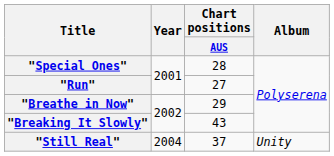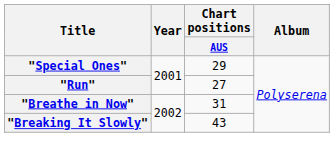(219, 66) 28 -> (219, 66) 29
(219, 104) 29 -> (219, 104) 31
- row: (78, 142)
